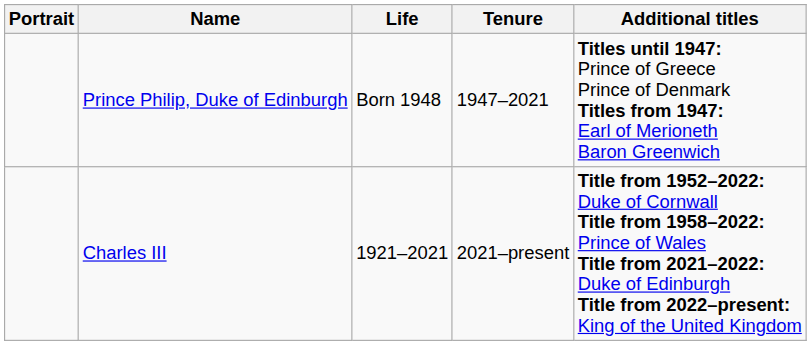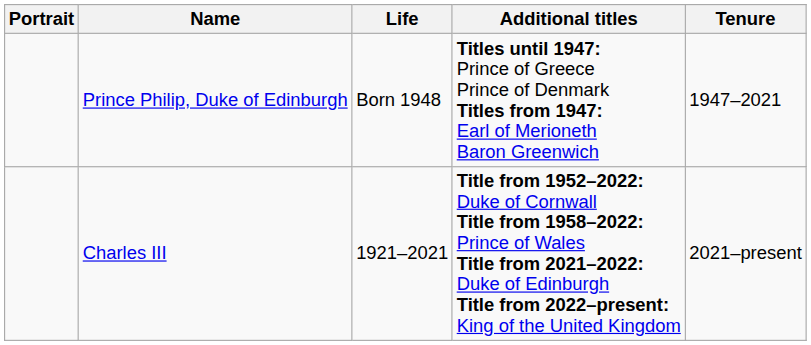columns swapped: (513, 19) <-> (690, 19)
